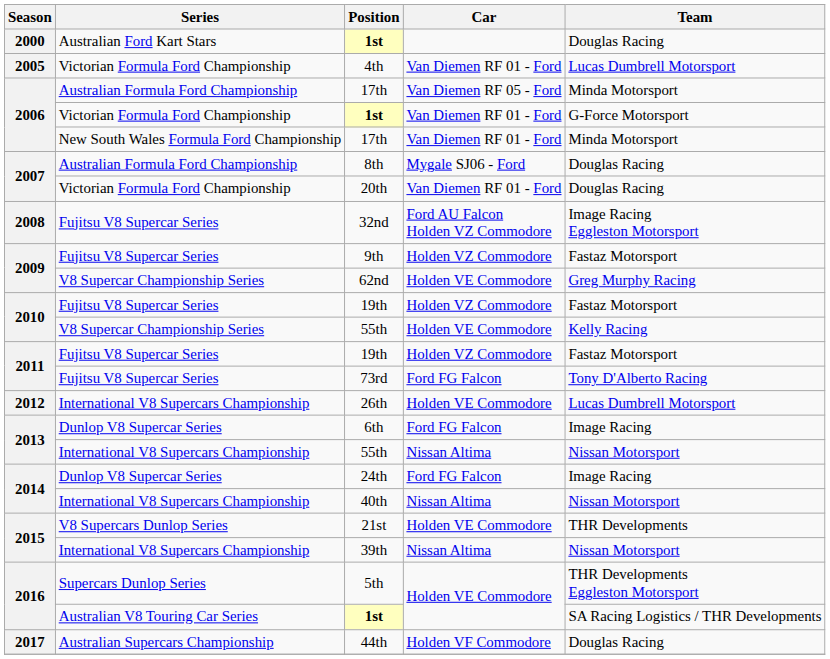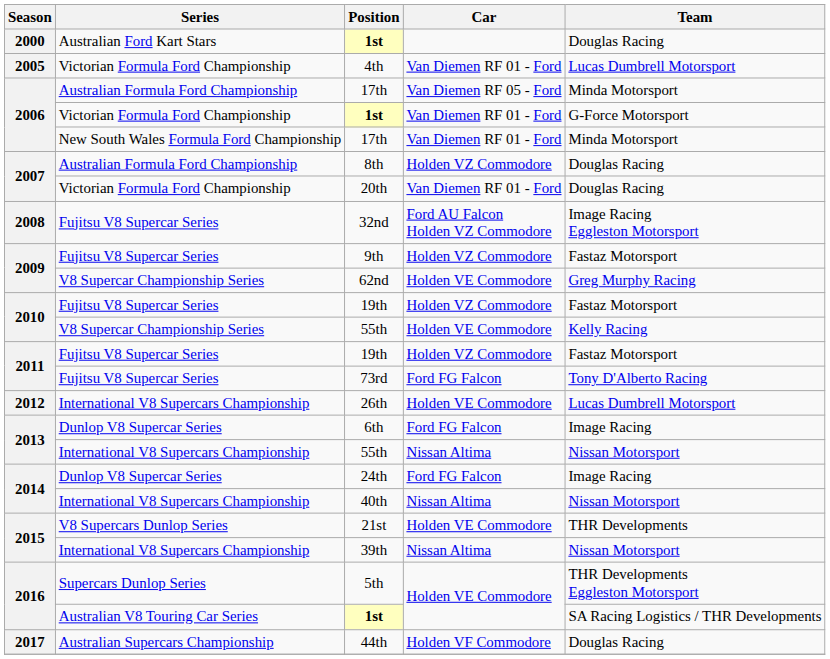(466, 164) Mygale SJ06 - Ford -> (479, 164) Holden VZ Commodore
